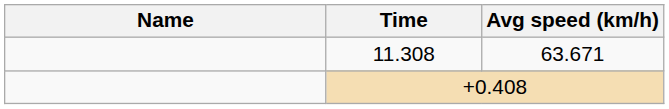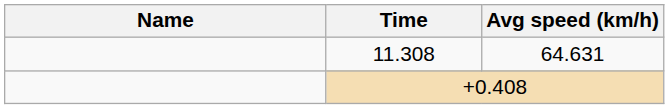(573, 53) 63.671 -> (573, 53) 64.631
